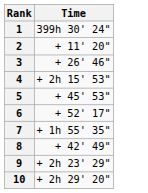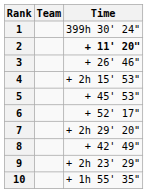+ column: (49, 13)
(83, 46) normal -> (112, 46) bold
(74, 130) + 1h 55' 35" -> (103, 130) + 2h 29' 20"
(74, 180) + 2h 29' 20" -> (103, 180) + 1h 55' 35"
